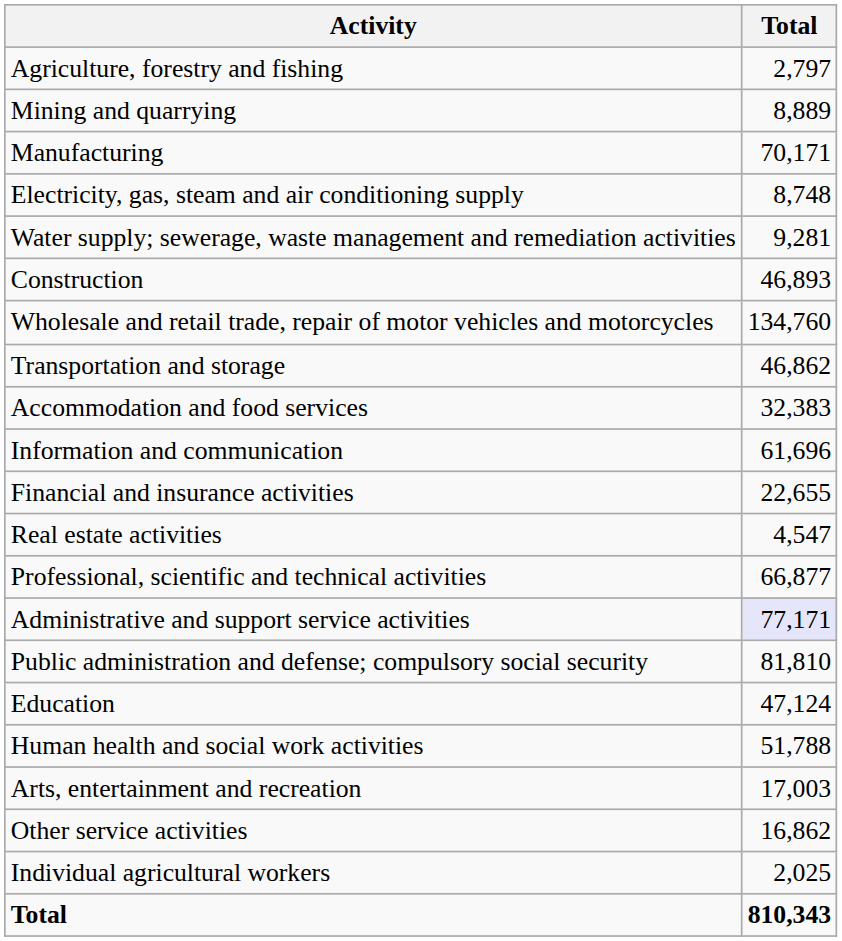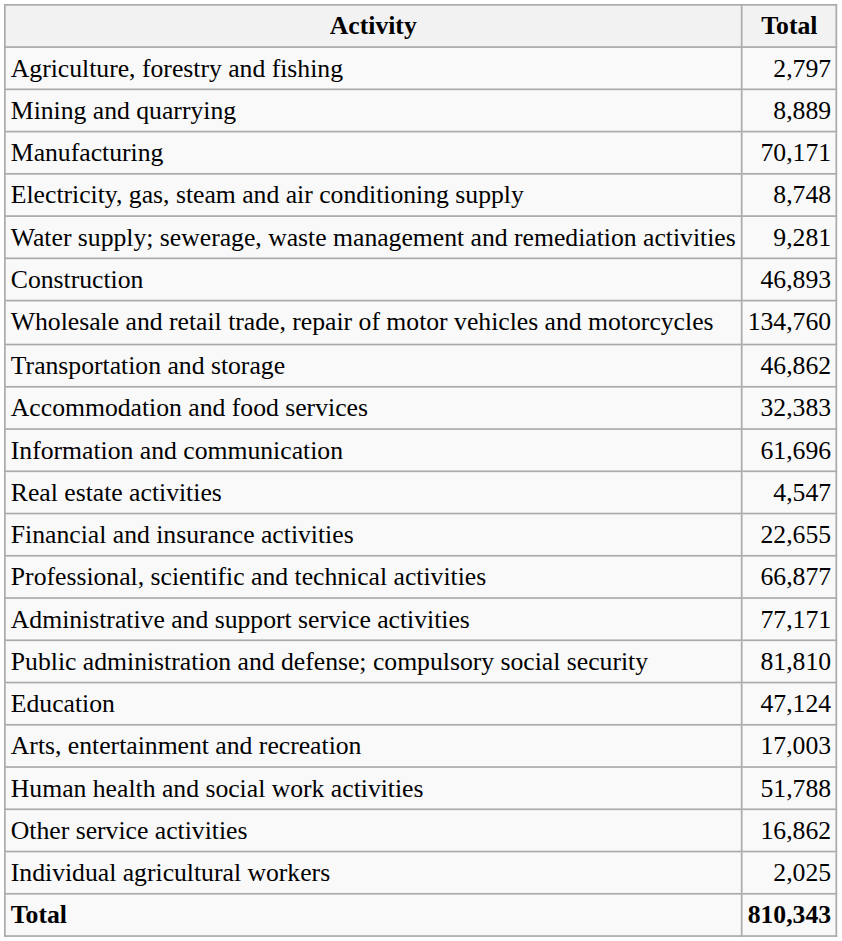rows swapped: (182, 491) <-> (116, 534)
(796, 618) lavender background -> (796, 618) no background
rows swapped: (217, 745) <-> (186, 788)
